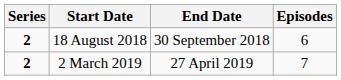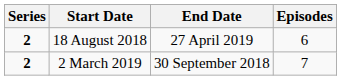(212, 39) 30 September 2018 -> (212, 39) 27 April 2019
(212, 63) 27 April 2019 -> (212, 63) 30 September 2018
